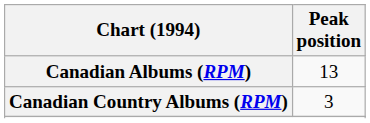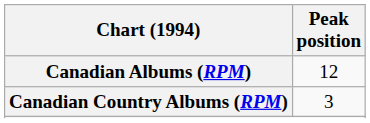(329, 71) 13 -> (329, 71) 12
